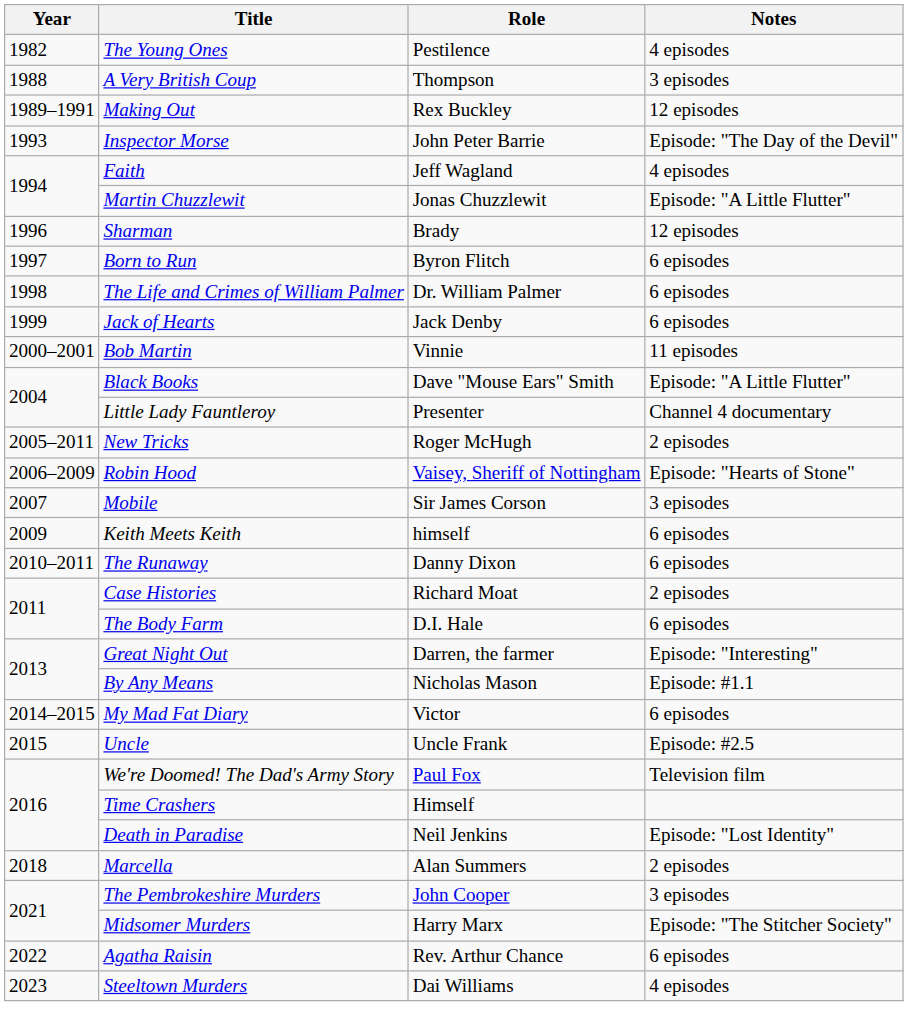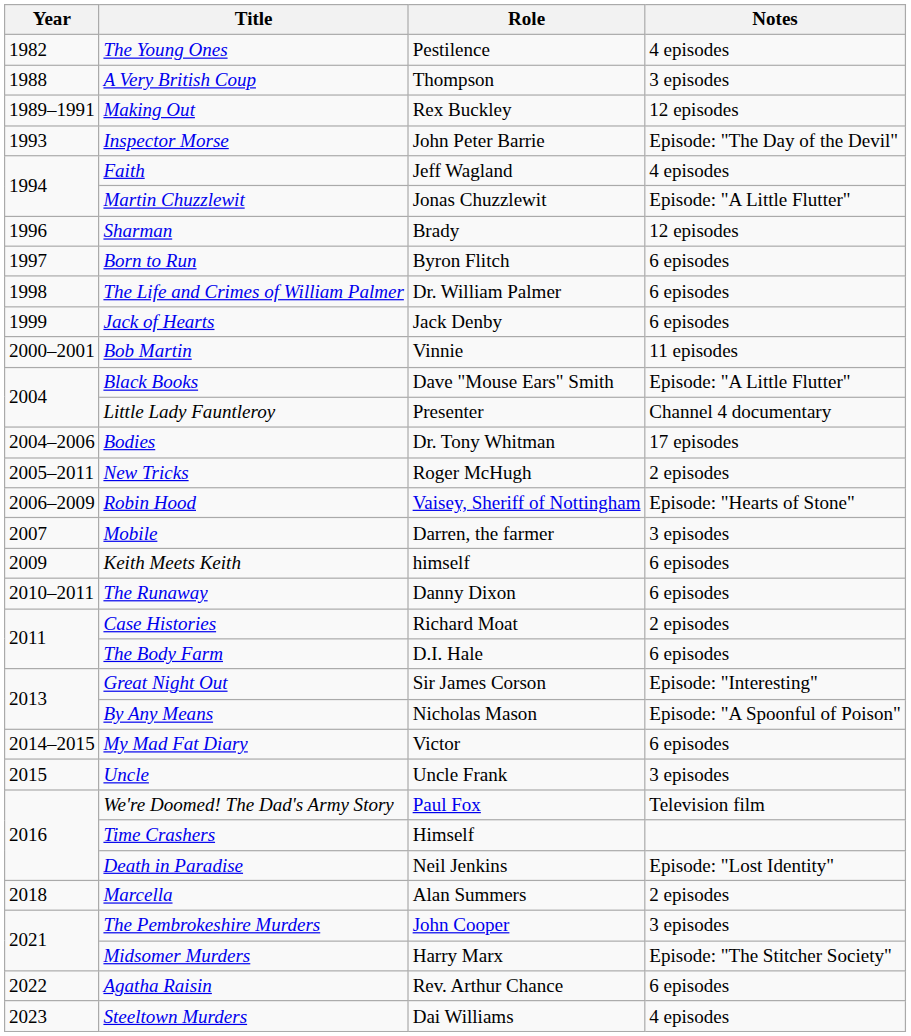+ row: (129, 442)
(479, 502) Sir James Corson -> (483, 532) Darren, the farmer
(483, 653) Darren, the farmer -> (479, 683) Sir James Corson
(702, 683) Episode: #1.1 -> (775, 714) Episode: "A Spoonful of Poison"
(702, 744) Episode: #2.5 -> (689, 774) 3 episodes
